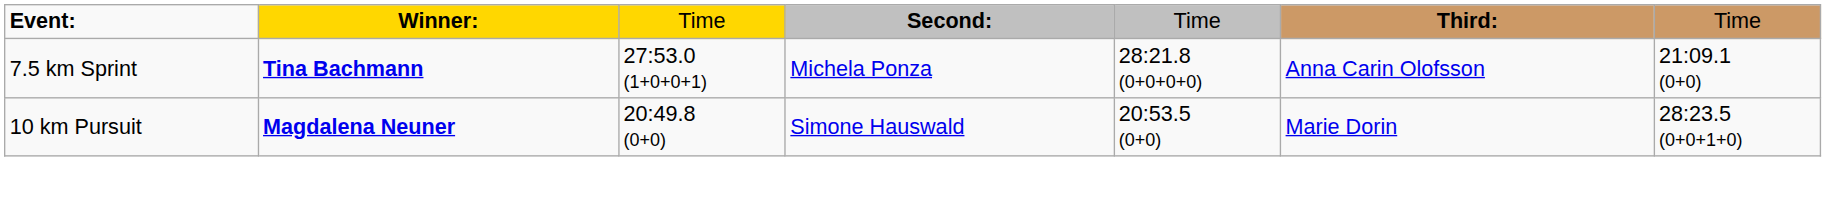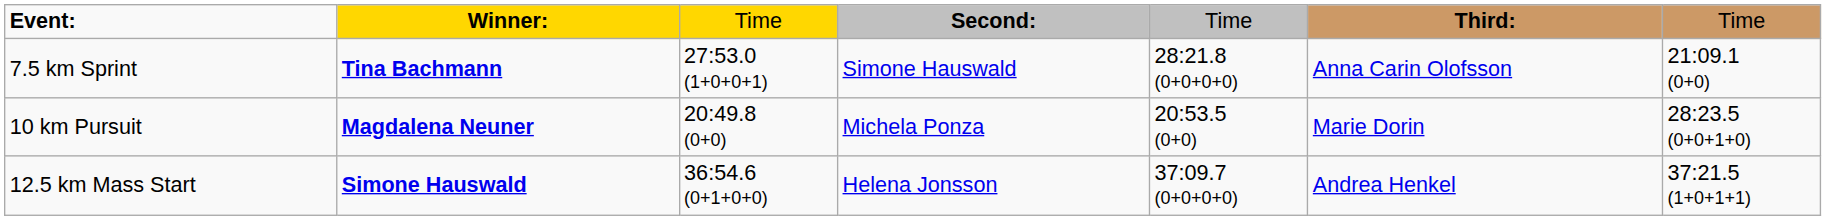(861, 68) Michela Ponza -> (930, 68) Simone Hauswald
(877, 126) Simone Hauswald -> (913, 126) Michela Ponza
+ row: (103, 185)
